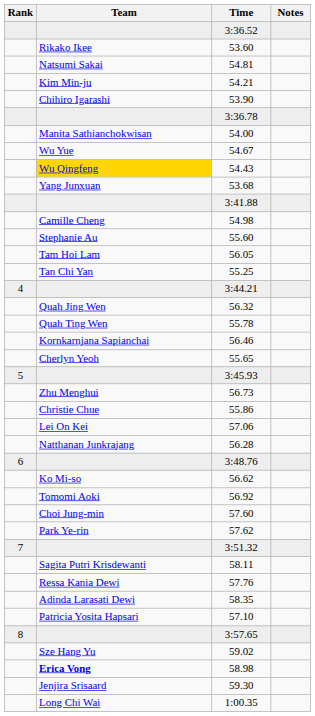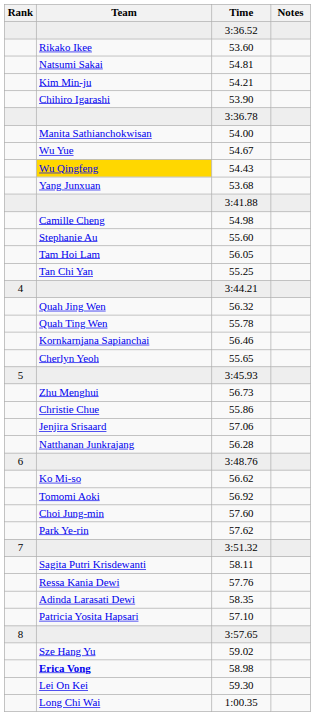(64, 427) Lei On Kei -> (73, 427) Jenjira Srisaard
(73, 686) Jenjira Srisaard -> (64, 686) Lei On Kei
